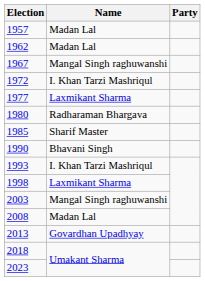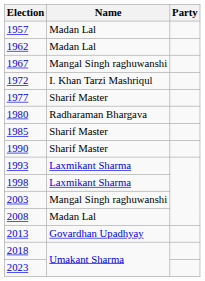(90, 98) Laxmikant Sharma -> (79, 98) Sharif Master
(81, 149) Bhavani Singh -> (79, 149) Sharif Master
(101, 166) I. Khan Tarzi Mashriqul -> (90, 166) Laxmikant Sharma
